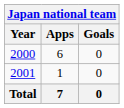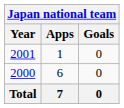rows swapped: (23, 53) <-> (23, 73)
